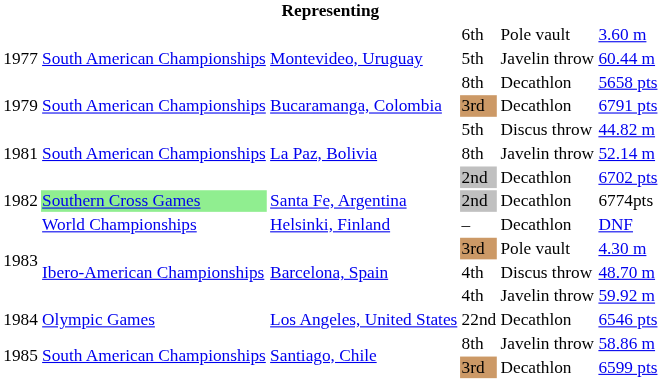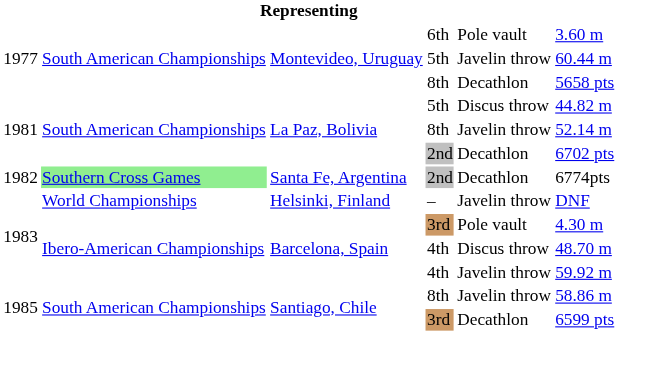- row: (356, 105)
(536, 224) Decathlon -> (504, 201) Javelin throw
- row: (364, 319)
